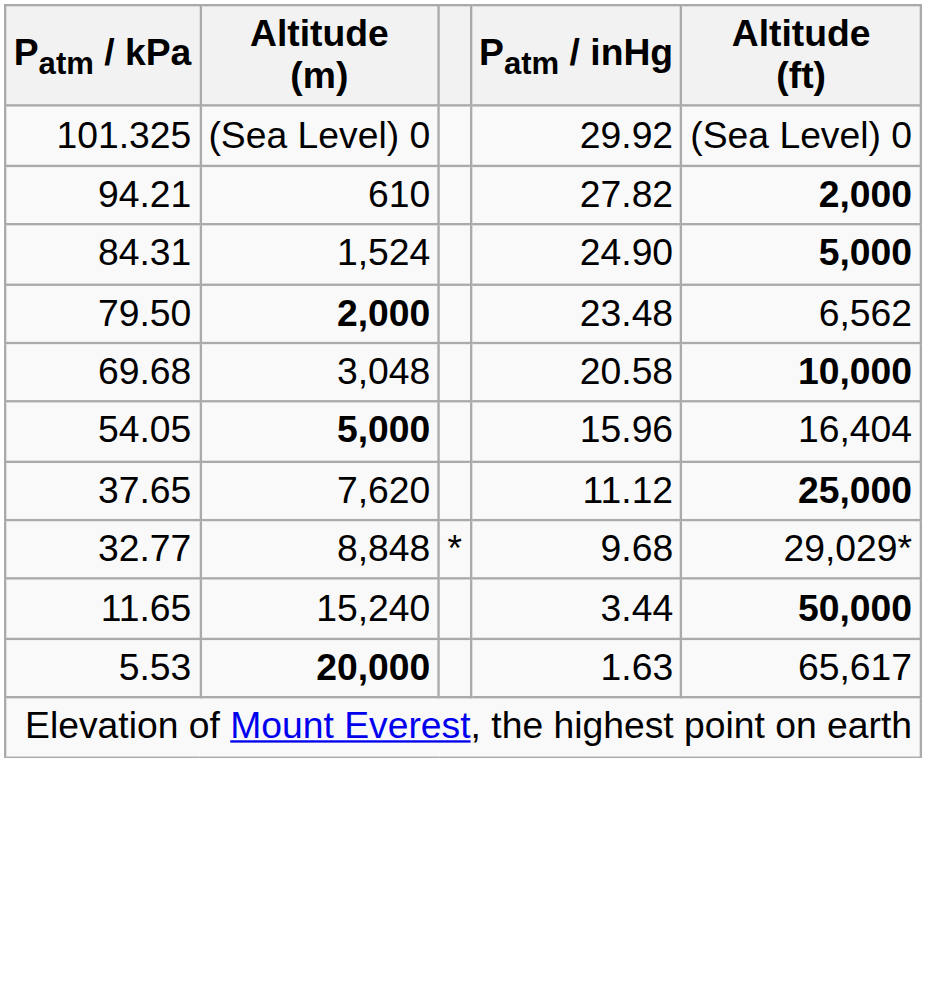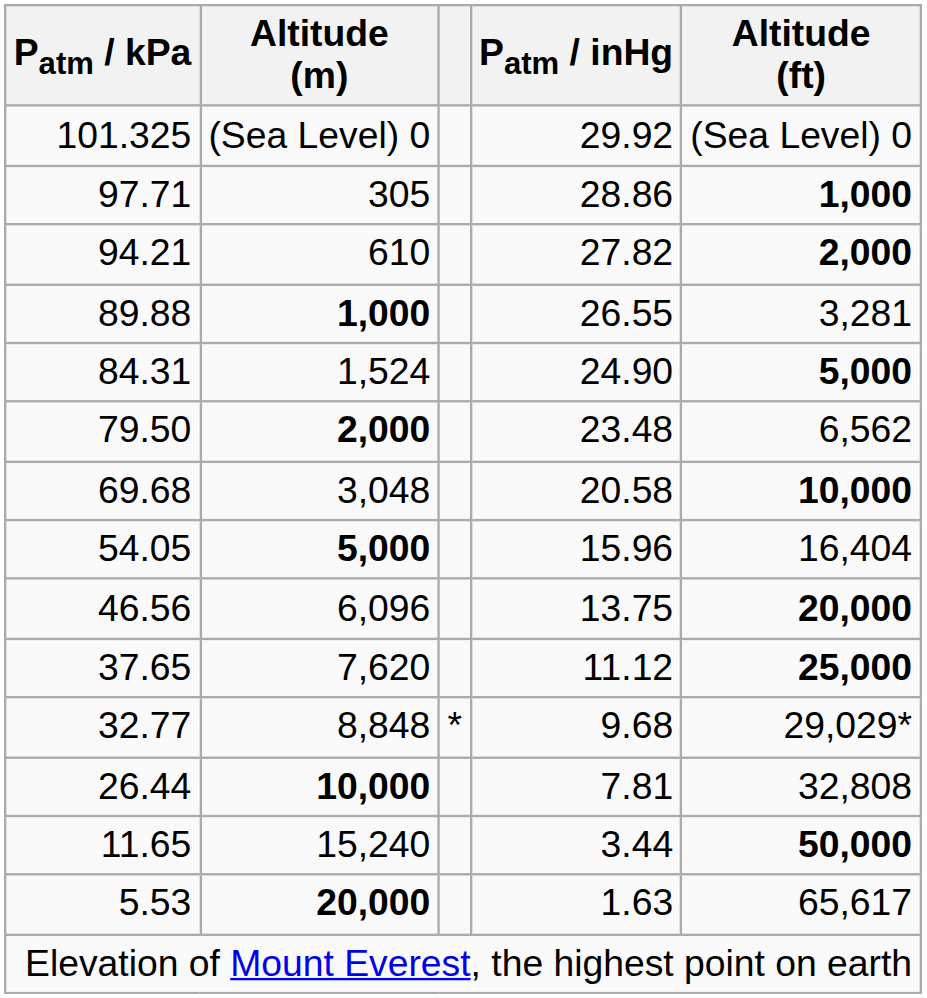+ row: (145, 194)
+ row: (145, 312)
+ row: (145, 608)
+ row: (145, 785)
